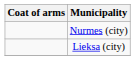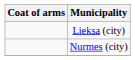rows swapped: (99, 47) <-> (99, 30)
